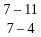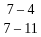rows swapped: (21, 9) <-> (21, 29)
